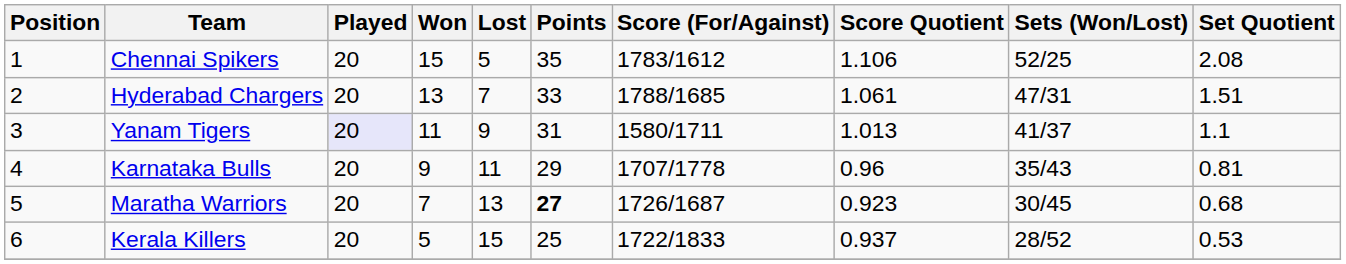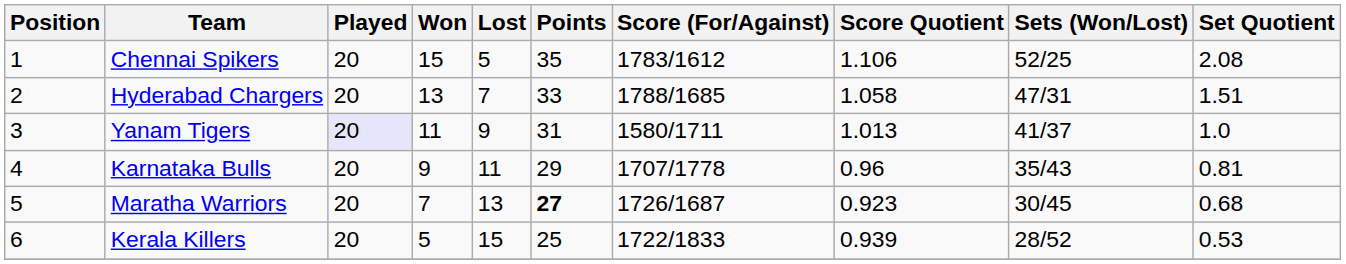(869, 95) 1.061 -> (869, 95) 1.058
(1215, 131) 1.1 -> (1215, 131) 1.0
(869, 240) 0.937 -> (869, 240) 0.939
